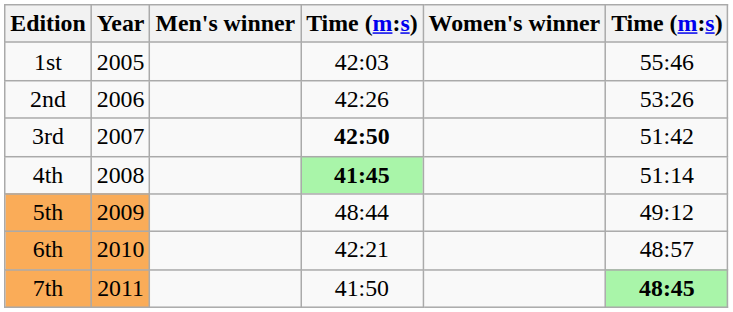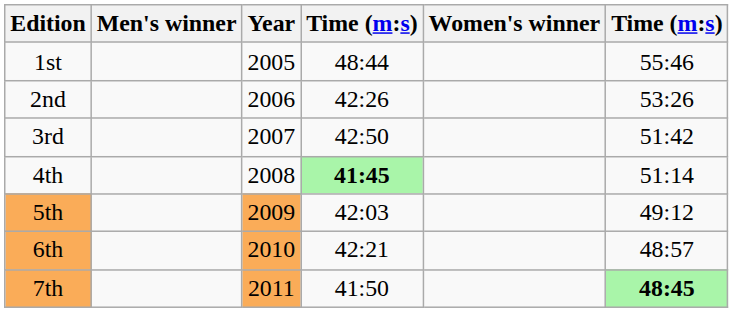columns swapped: (121, 23) <-> (225, 23)
(362, 61) 42:03 -> (362, 61) 48:44
(362, 136) bold -> (362, 136) normal
(362, 212) 48:44 -> (362, 212) 42:03
